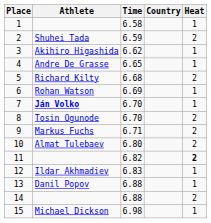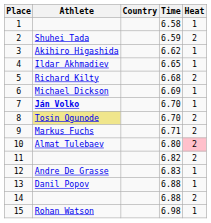columns swapped: (163, 11) <-> (132, 11)
(72, 64) Andre De Grasse -> (72, 64) Ildar Akhmadiev
(64, 91) Rohan Watson -> (72, 91) Michael Dickson
(67, 118) no background -> (67, 118) khaki background
(194, 144) no background -> (194, 144) pink background
(194, 158) bold -> (194, 158) normal
(72, 171) Ildar Akhmadiev -> (72, 171) Andre De Grasse
(72, 211) Michael Dickson -> (64, 211) Rohan Watson
